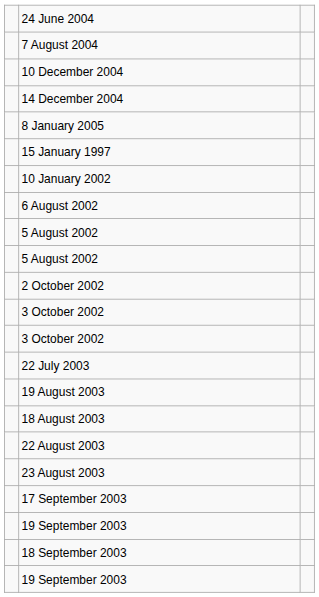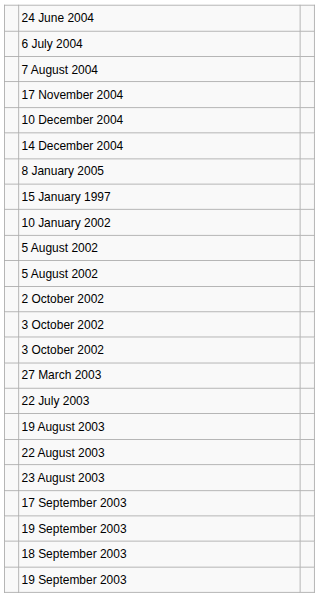+ row: (12, 44)
+ row: (12, 95)
- row: (12, 206)
+ row: (12, 376)
- row: (12, 419)
